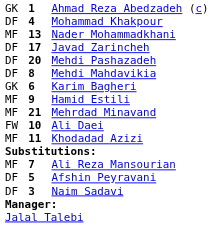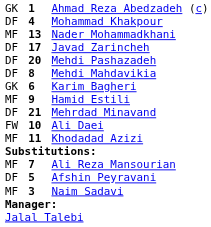(12, 113) MF -> (12, 113) DF
(12, 191) DF -> (12, 191) MF
